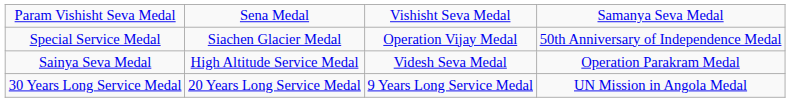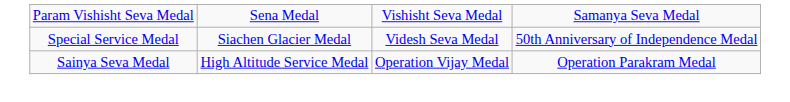(450, 39) Operation Vijay Medal -> (442, 39) Videsh Seva Medal
(450, 62) Videsh Seva Medal -> (442, 62) Operation Vijay Medal
- row: (95, 85)
